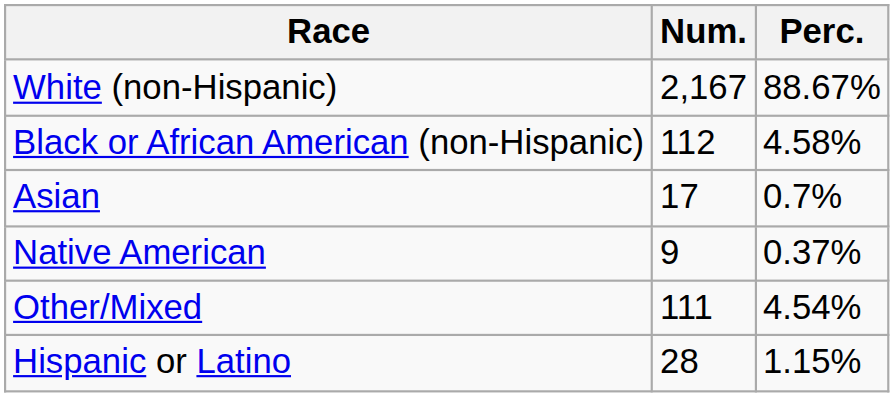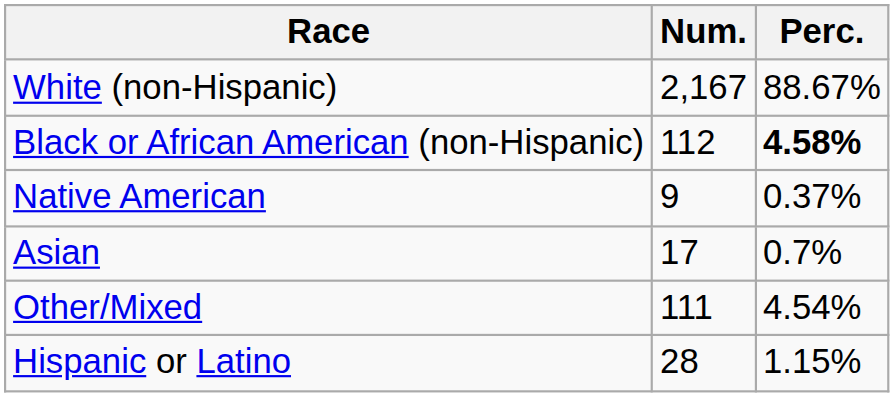(812, 142) normal -> (812, 142) bold
rows swapped: (139, 252) <-> (57, 197)
